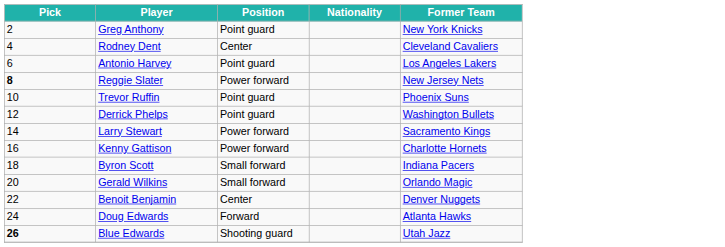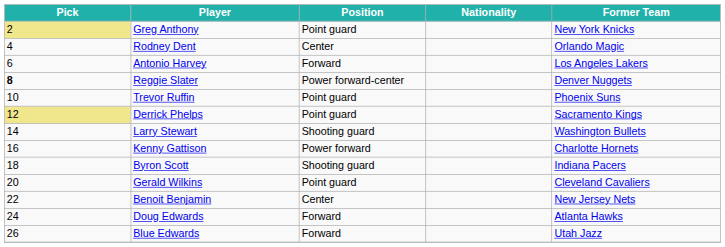(10, 30) no background -> (10, 30) khaki background
(450, 47) Cleveland Cavaliers -> (589, 47) Orlando Magic
(247, 64) Point guard -> (321, 64) Forward
(255, 81) Power forward -> (353, 81) Power forward-center
(443, 81) New Jersey Nets -> (593, 81) Denver Nuggets
(13, 115) no background -> (13, 115) khaki background
(448, 115) Washington Bullets -> (598, 115) Sacramento Kings
(255, 132) Power forward -> (338, 132) Shooting guard
(446, 132) Sacramento Kings -> (600, 132) Washington Bullets
(253, 166) Small forward -> (338, 166) Shooting guard
(253, 183) Small forward -> (329, 183) Point guard
(438, 183) Orlando Magic -> (602, 183) Cleveland Cavaliers
(441, 200) Denver Nuggets -> (595, 200) New Jersey Nets
(13, 234) bold -> (13, 234) normal
(256, 234) Shooting guard -> (321, 234) Forward
